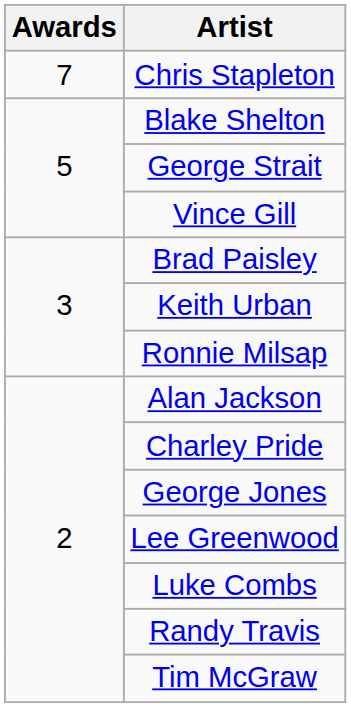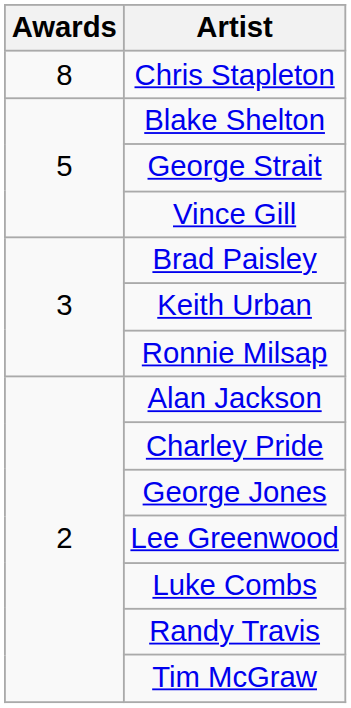(64, 74) 7 -> (64, 74) 8
